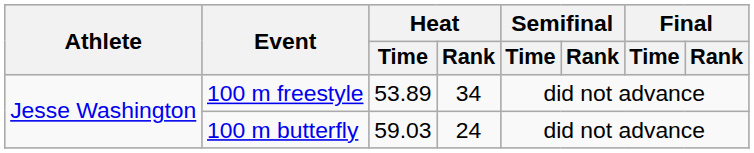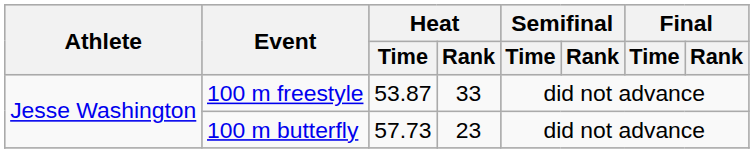(403, 94) 53.89 -> (403, 94) 53.87
(469, 94) 34 -> (469, 94) 33
(403, 130) 59.03 -> (403, 130) 57.73
(469, 130) 24 -> (469, 130) 23
